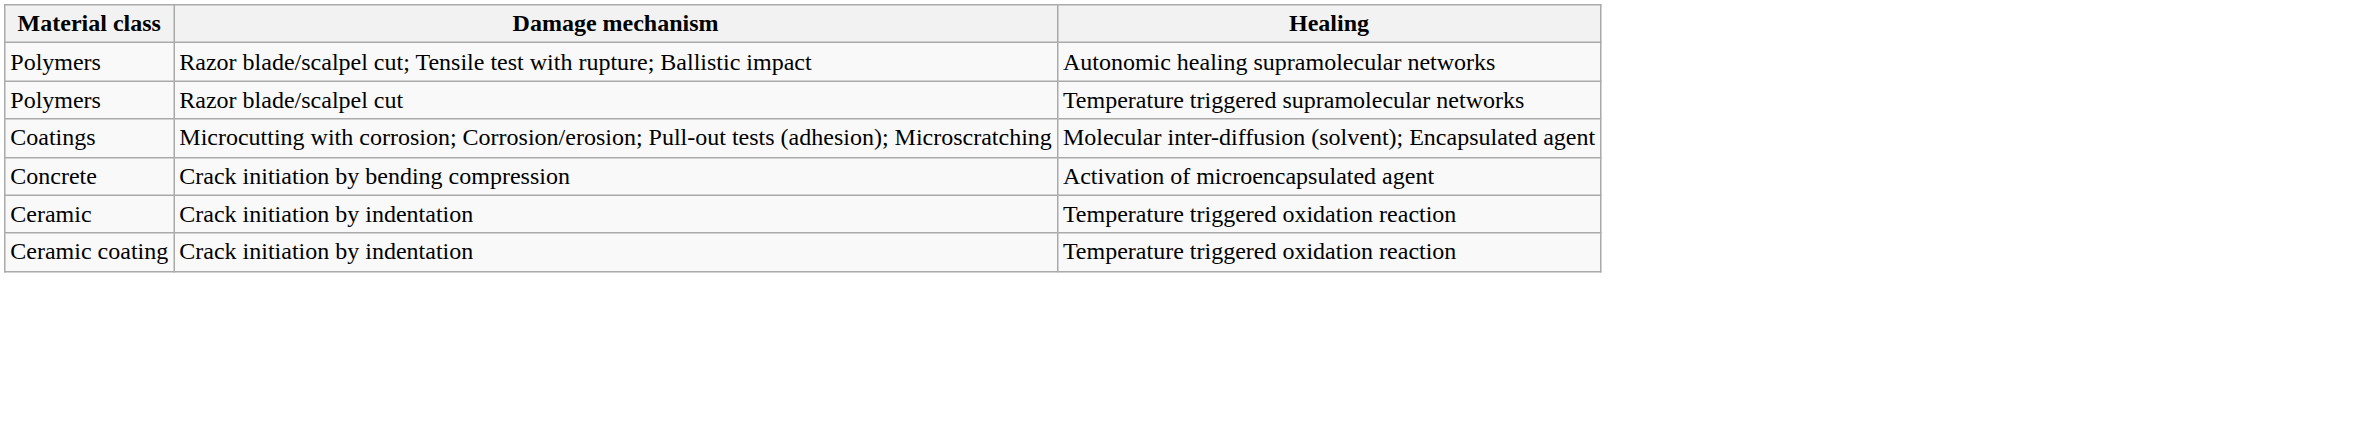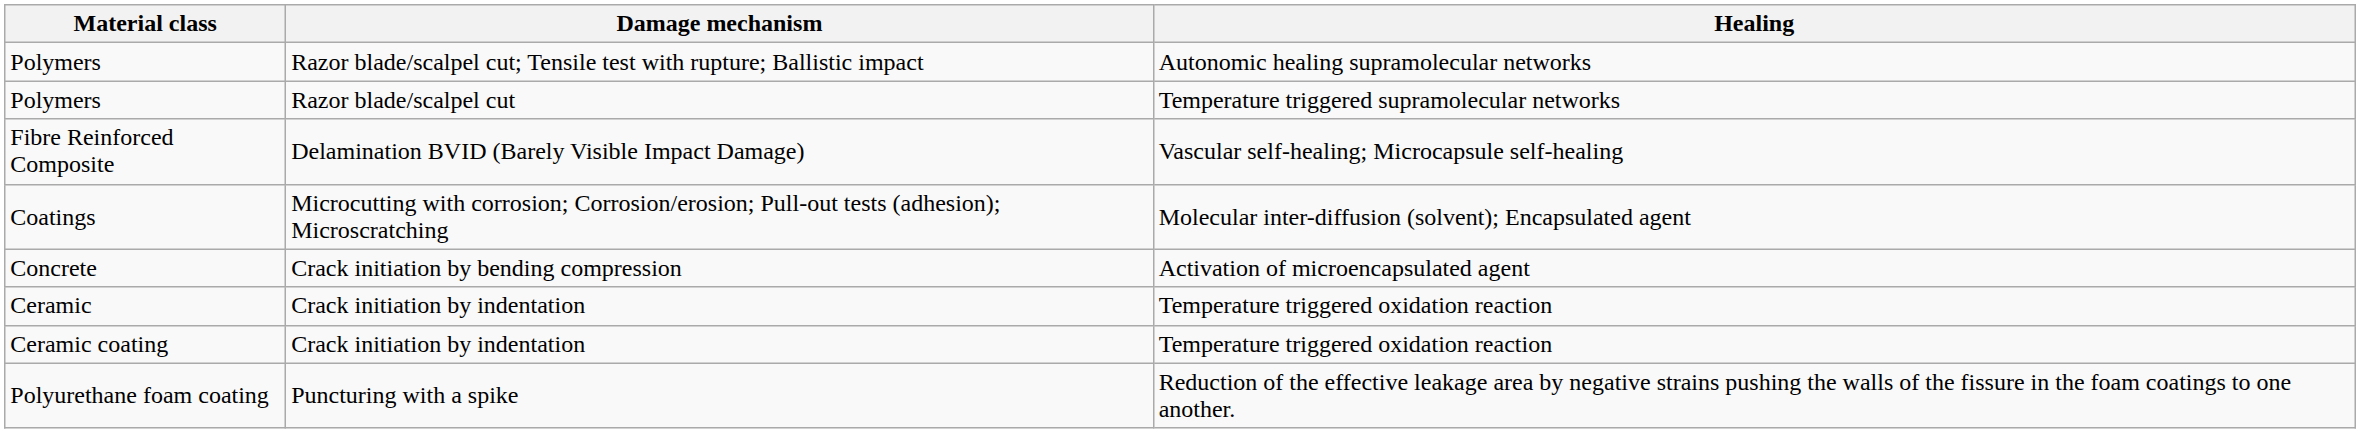+ row: (92, 151)
+ row: (140, 395)
